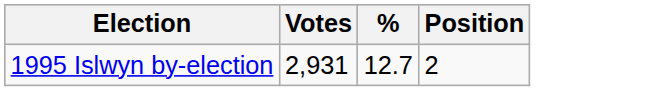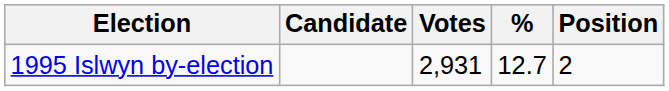+ column: (346, 24)
